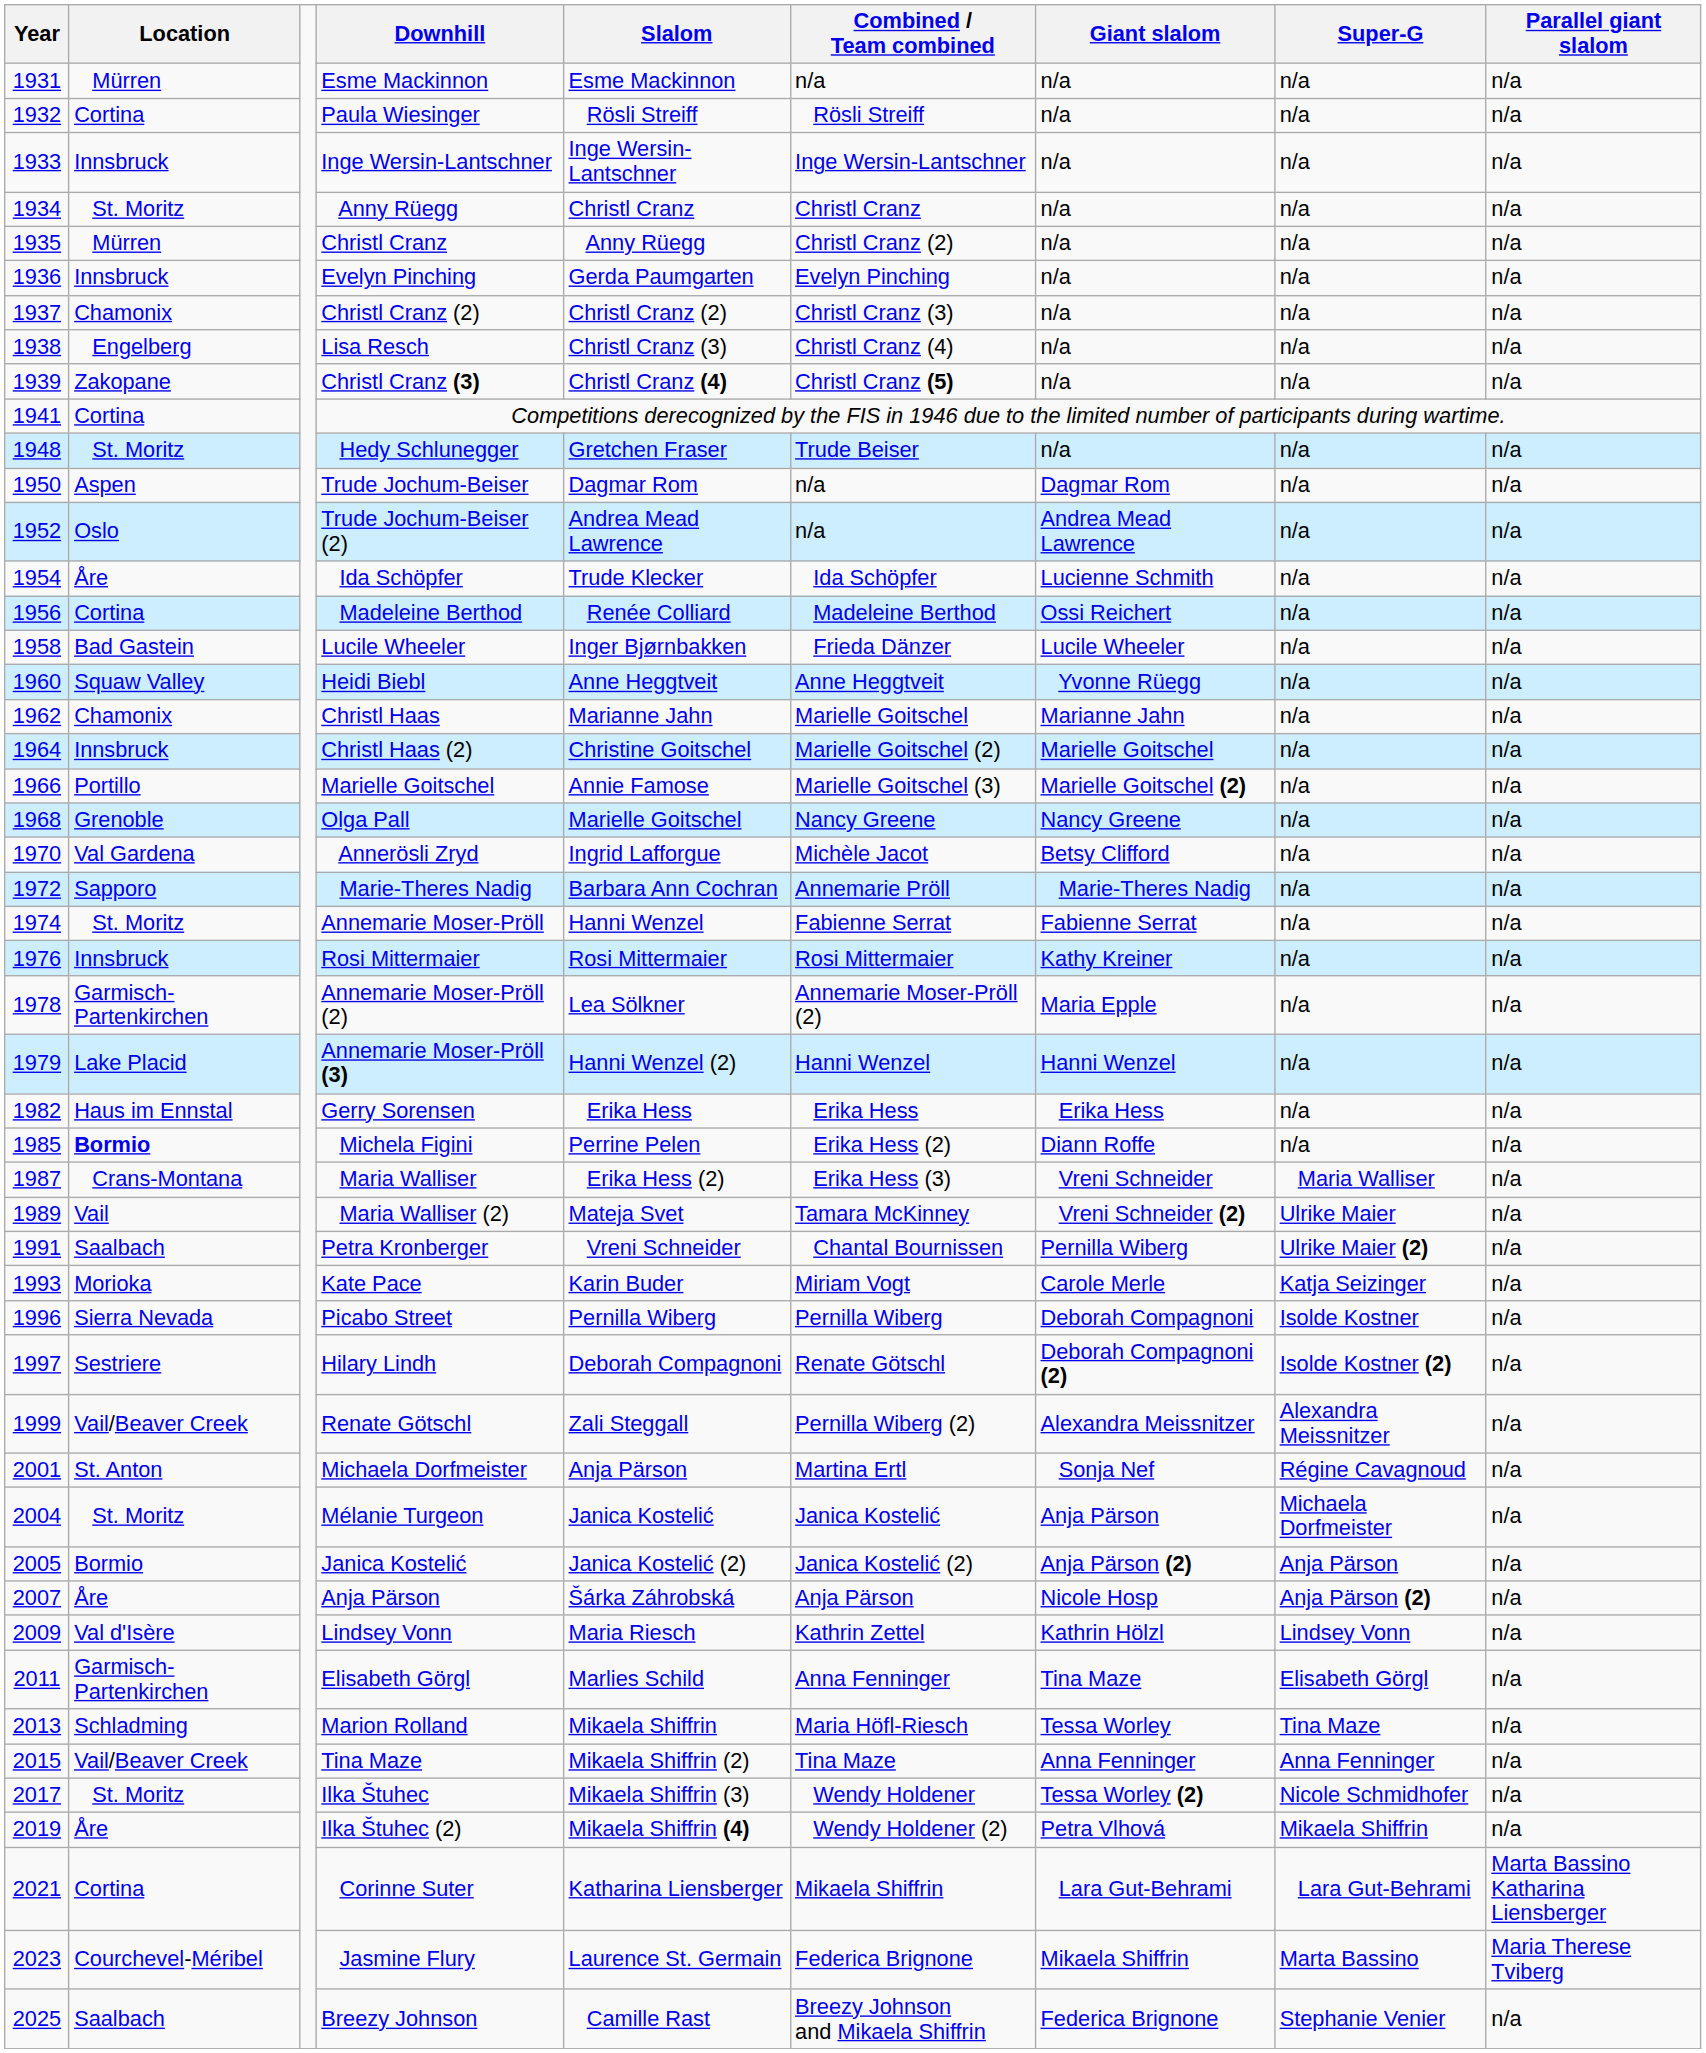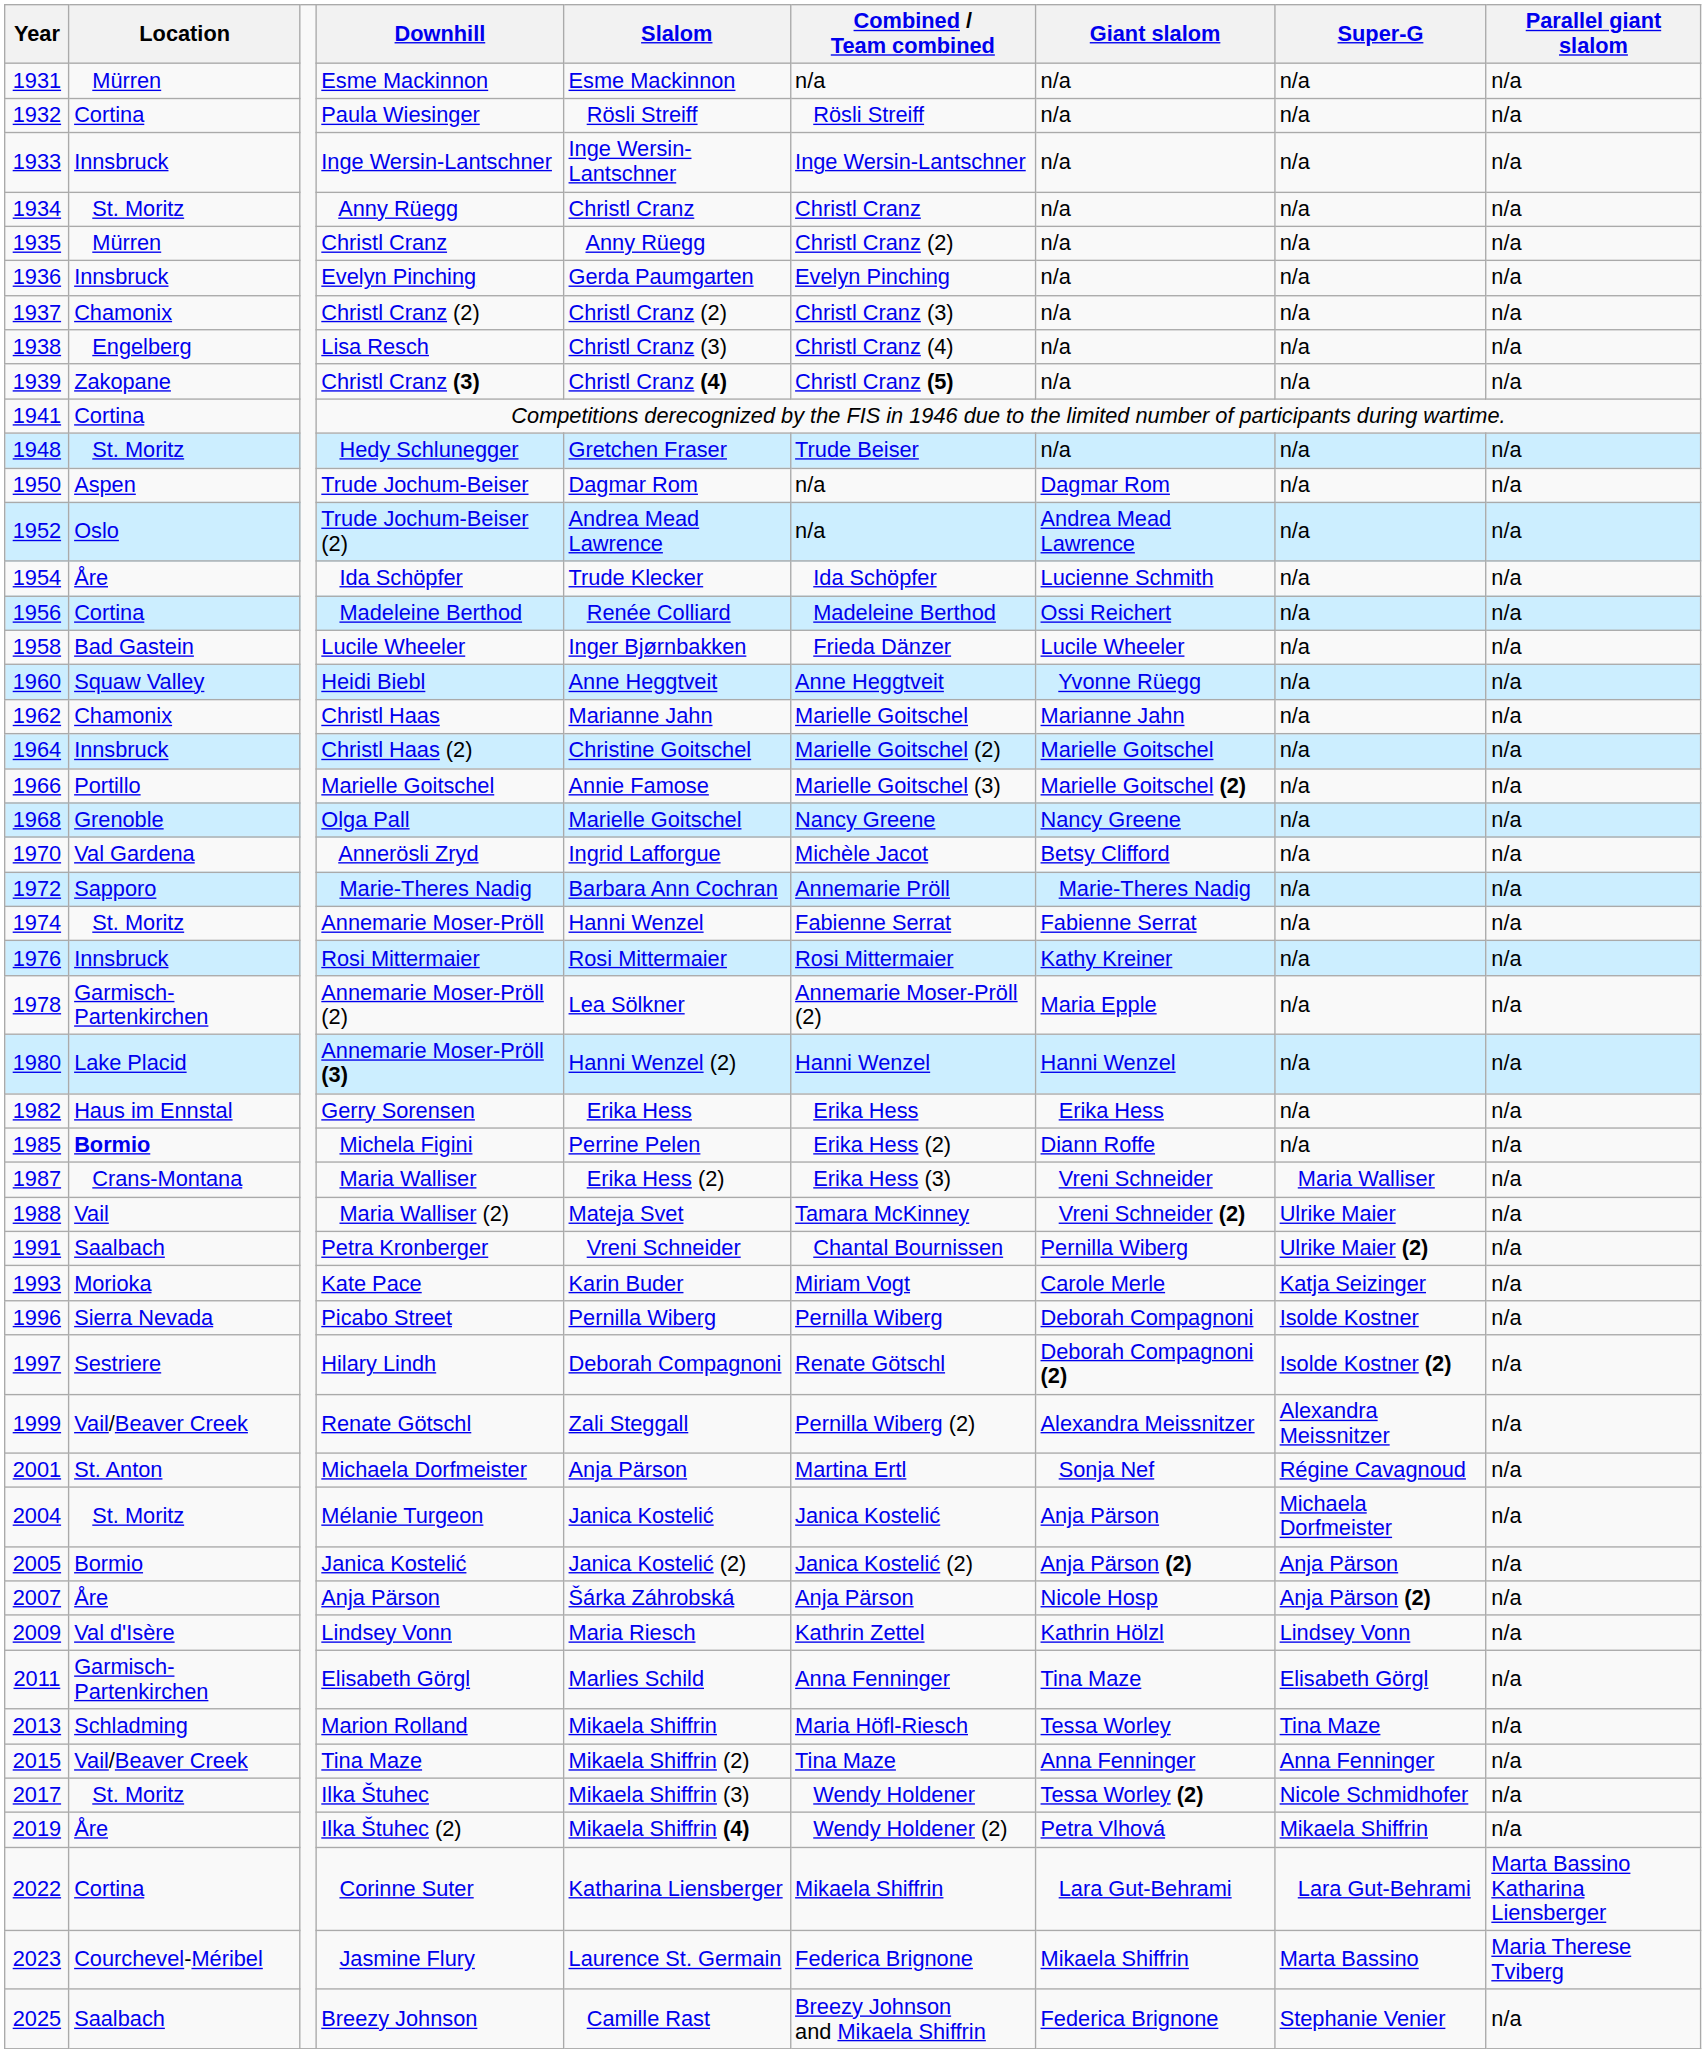(37, 1063) 1979 -> (37, 1063) 1980
(37, 1213) 1989 -> (37, 1213) 1988
(37, 1888) 2021 -> (37, 1888) 2022
